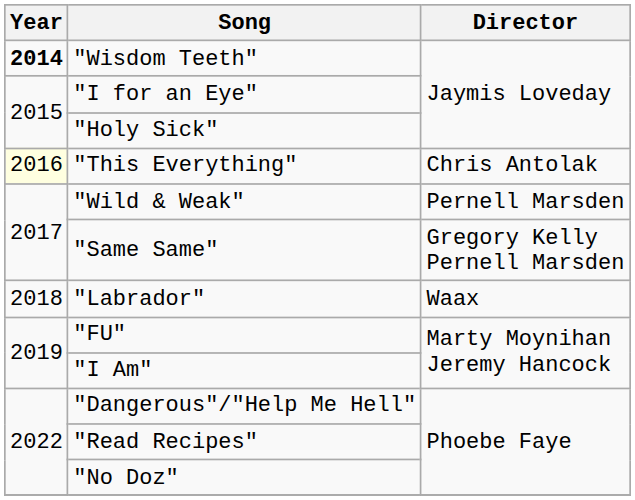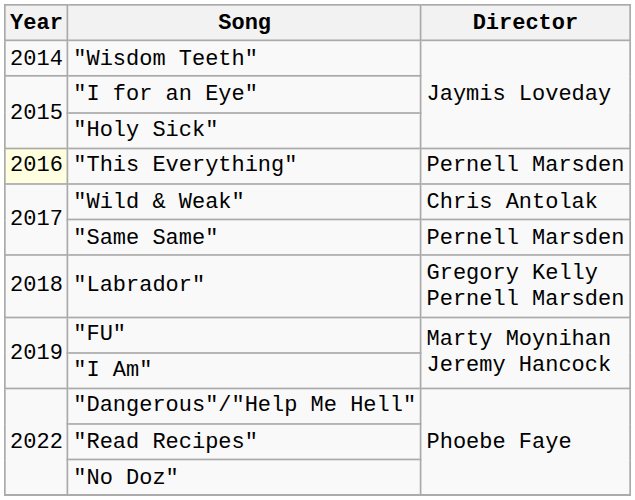(36, 59) bold -> (36, 59) normal
(512, 166) Chris Antolak -> (525, 166) Pernell Marsden
(525, 202) Pernell Marsden -> (512, 202) Chris Antolak
(525, 250) Gregory Kelly Pernell Marsden -> (525, 238) Pernell Marsden
(453, 299) Waax -> (525, 286) Gregory Kelly Pernell Marsden
